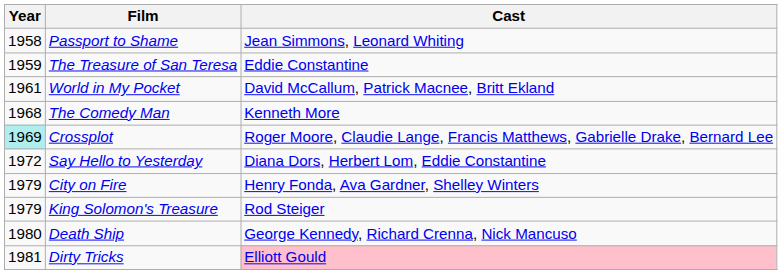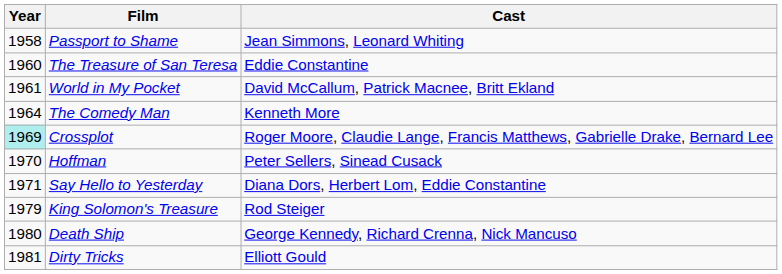(25, 64) 1959 -> (25, 64) 1960
(25, 112) 1968 -> (25, 112) 1964
+ row: (78, 161)
(25, 161) 1972 -> (25, 185) 1971
- row: (88, 185)
(285, 257) pink background -> (285, 257) no background
